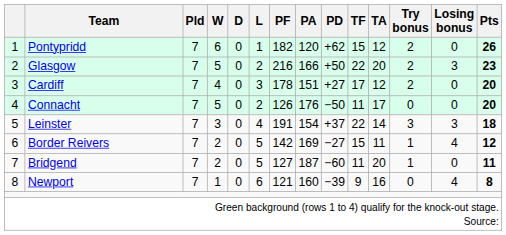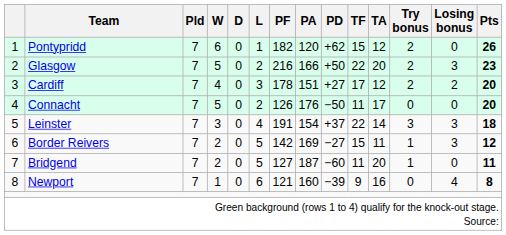(454, 85) 0 -> (454, 85) 2
(454, 143) 4 -> (454, 143) 3
